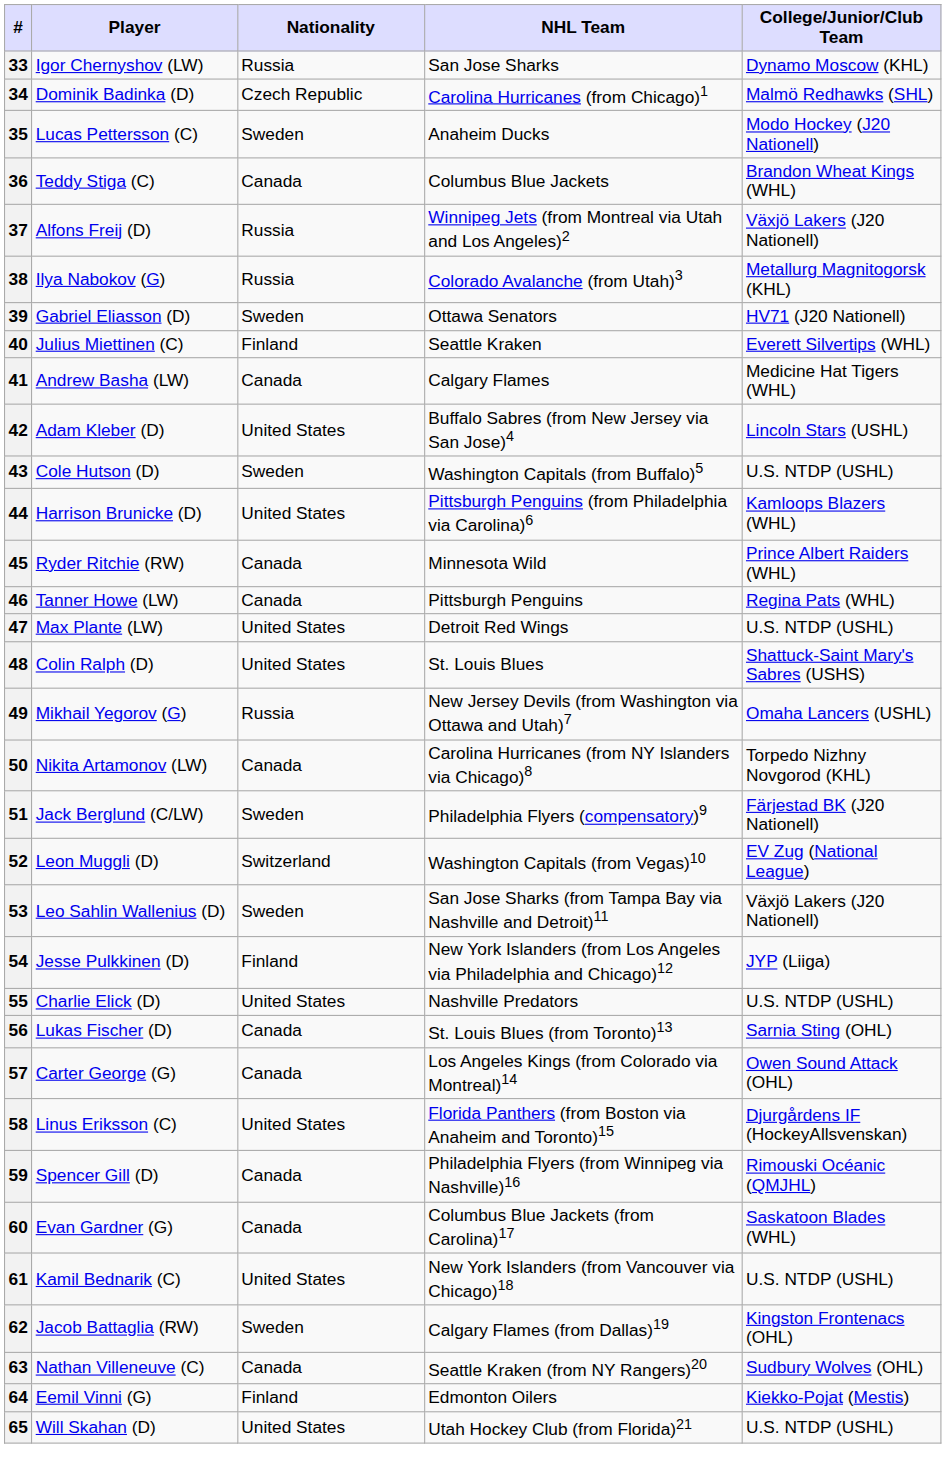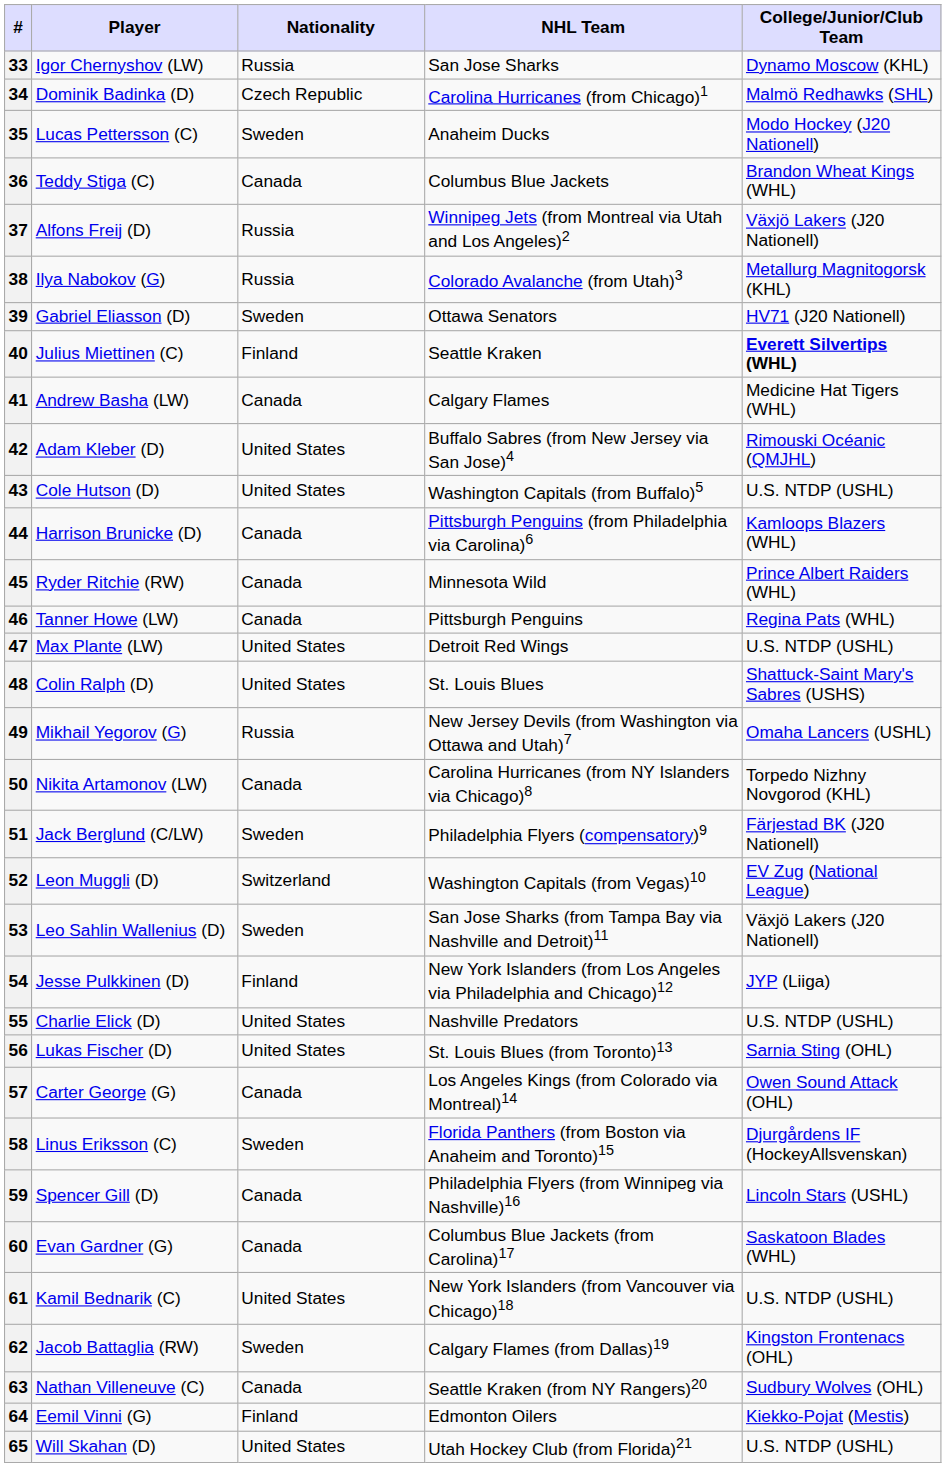(838, 343) normal -> (817, 353) bold
(827, 430) Lincoln Stars (USHL) -> (816, 449) Rimouski Océanic (QMJHL)
(273, 472) Sweden -> (293, 491) United States
(293, 513) United States -> (272, 533) Canada
(272, 1031) Canada -> (293, 1050) United States
(293, 1124) United States -> (273, 1144) Sweden
(816, 1176) Rimouski Océanic (QMJHL) -> (827, 1195) Lincoln Stars (USHL)
